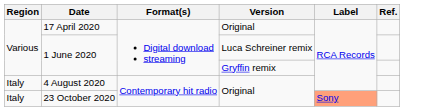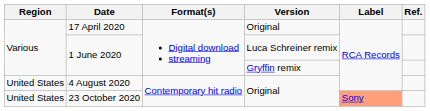(15, 83) Italy -> (35, 83) United States
(15, 98) Italy -> (35, 98) United States
